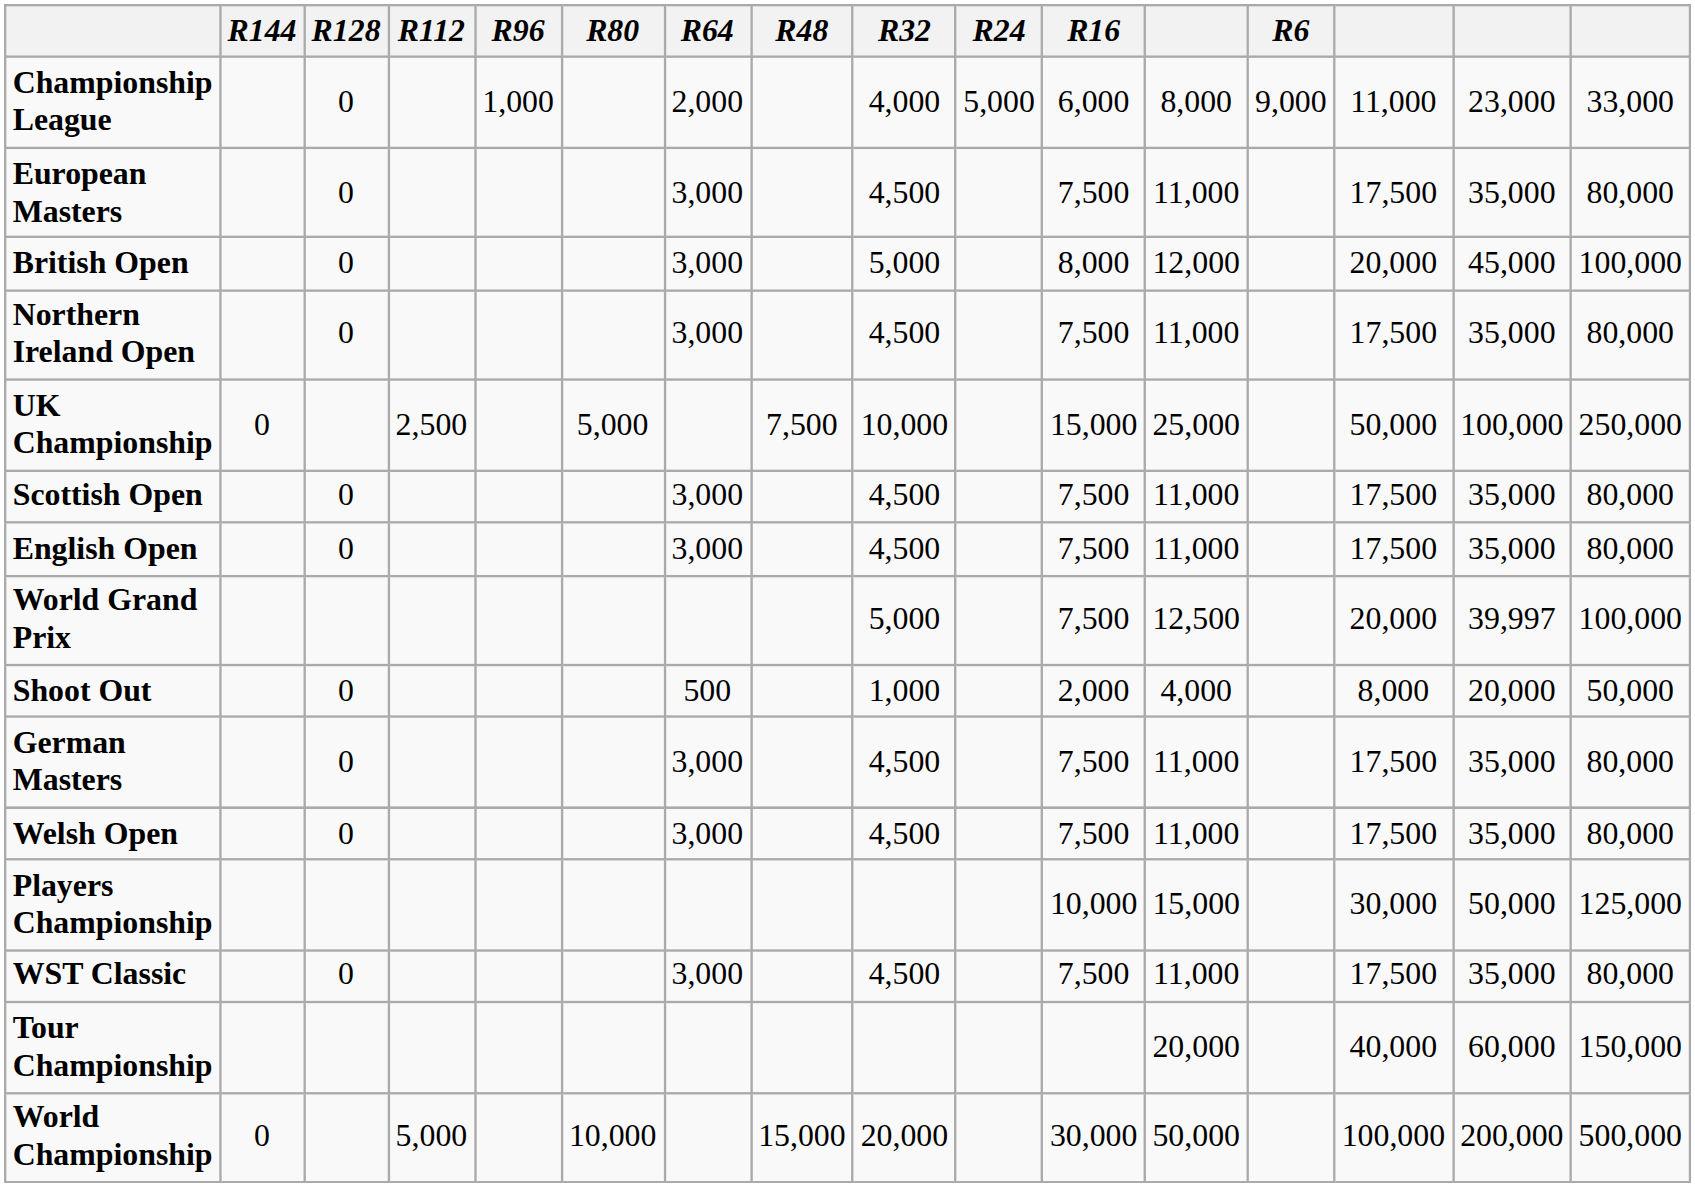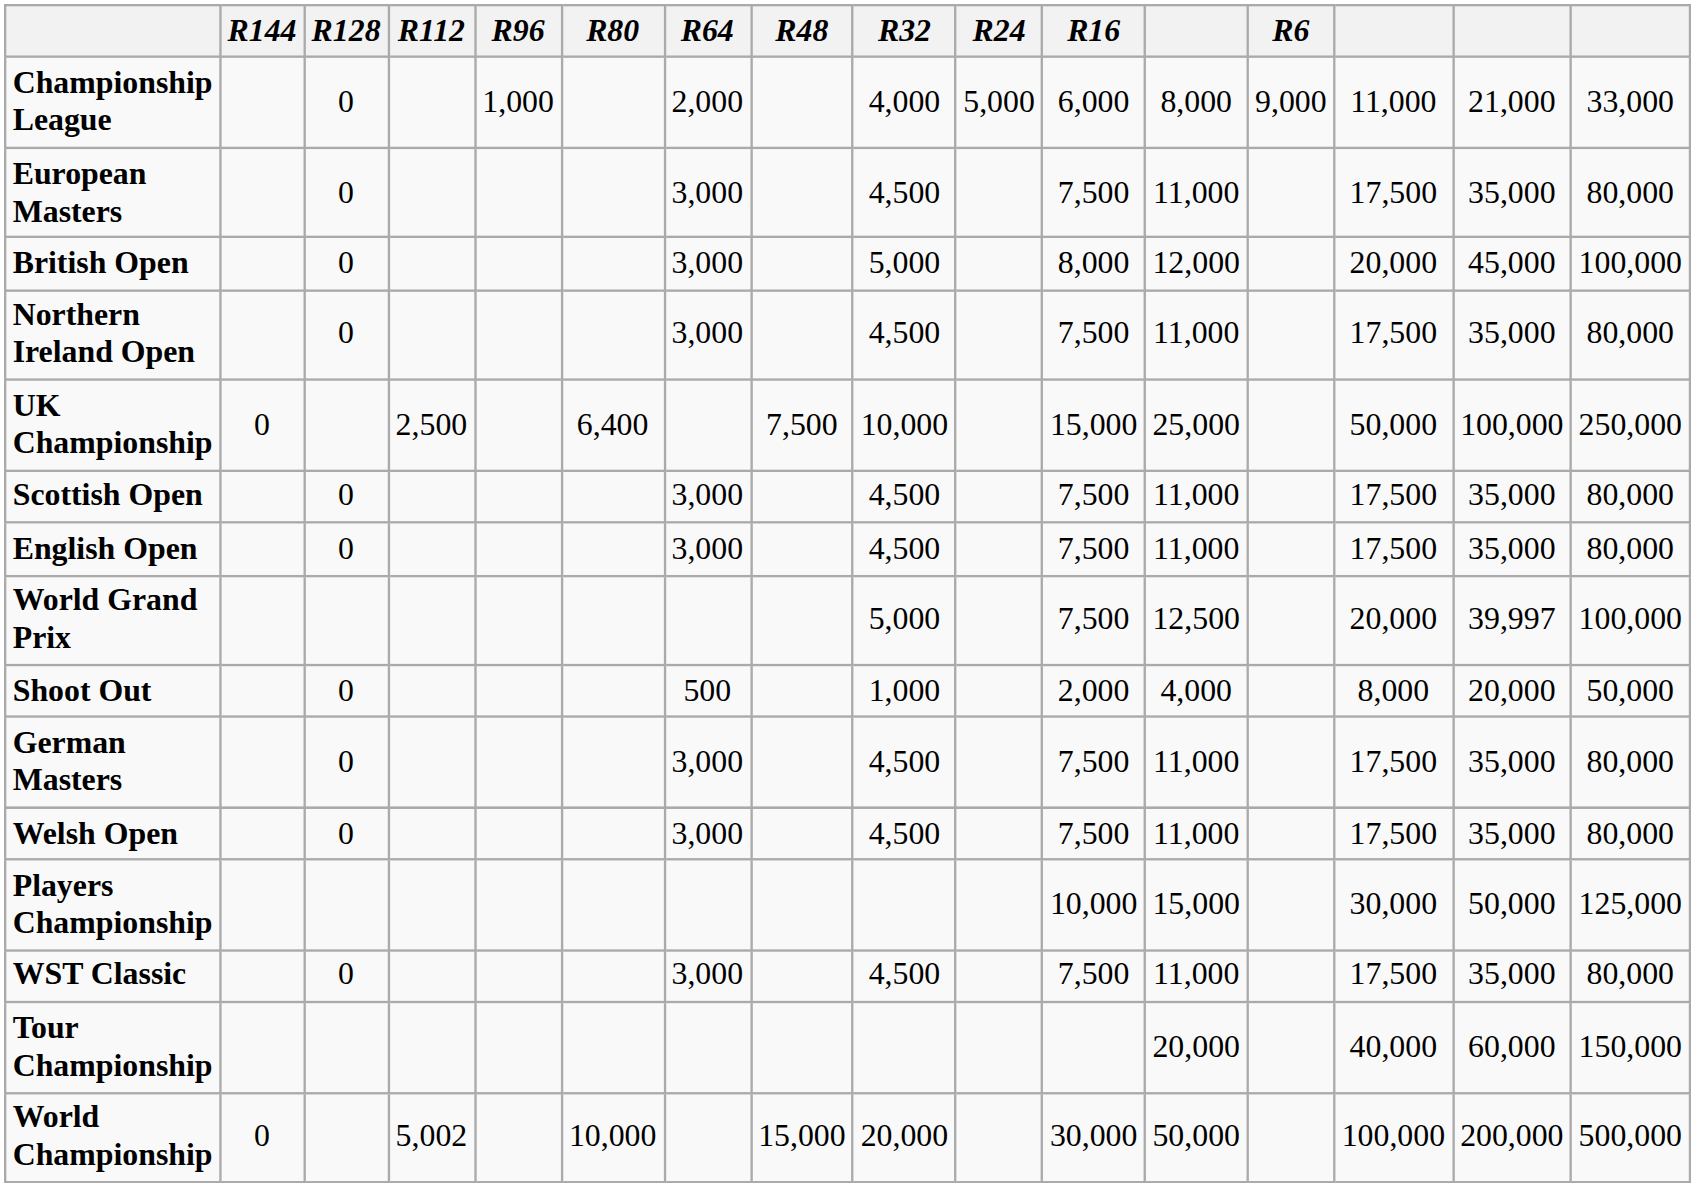(1512, 101) 23,000 -> (1512, 101) 21,000
(613, 423) 5,000 -> (613, 423) 6,400
(431, 1136) 5,000 -> (431, 1136) 5,002
